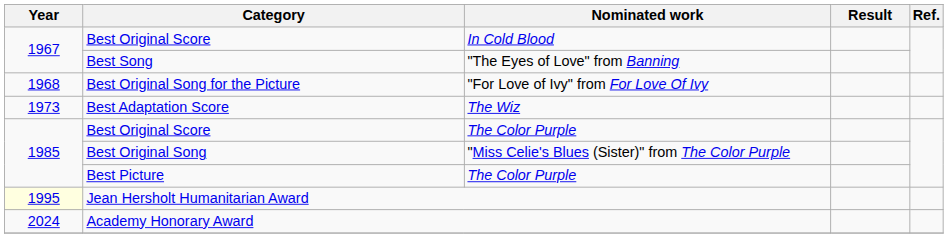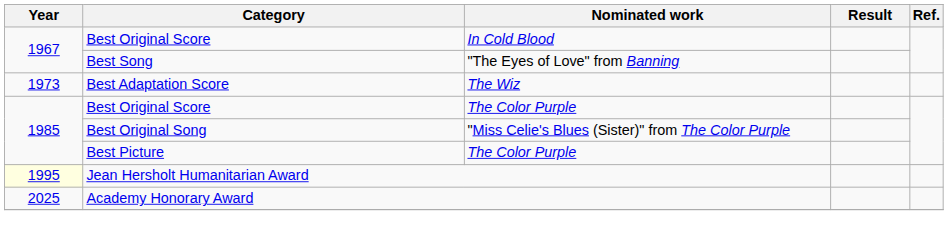- row: (193, 84)
(44, 221) 2024 -> (44, 198) 2025
